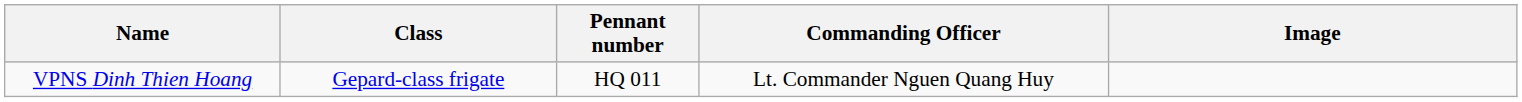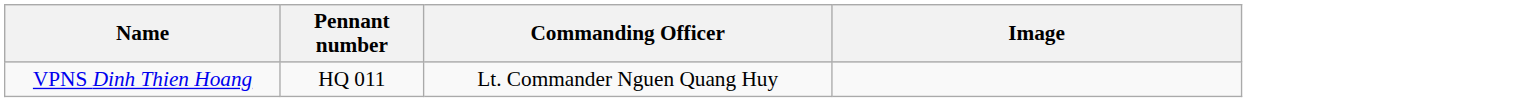- column: (418, 33)
